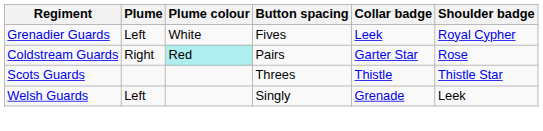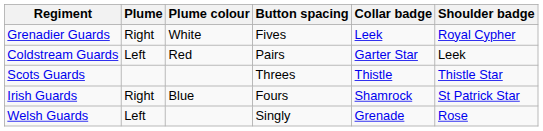(135, 34) Left -> (139, 34) Right
(139, 55) Right -> (135, 55) Left
(180, 55) paleturquoise background -> (180, 55) no background
(453, 55) Rose -> (452, 55) Leek
+ row: (42, 95)
(452, 95) Leek -> (453, 116) Rose
